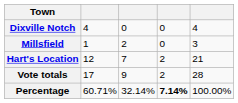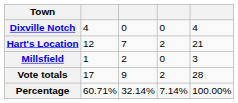rows swapped: (43, 59) <-> (43, 43)
(174, 91) bold -> (174, 91) normal
